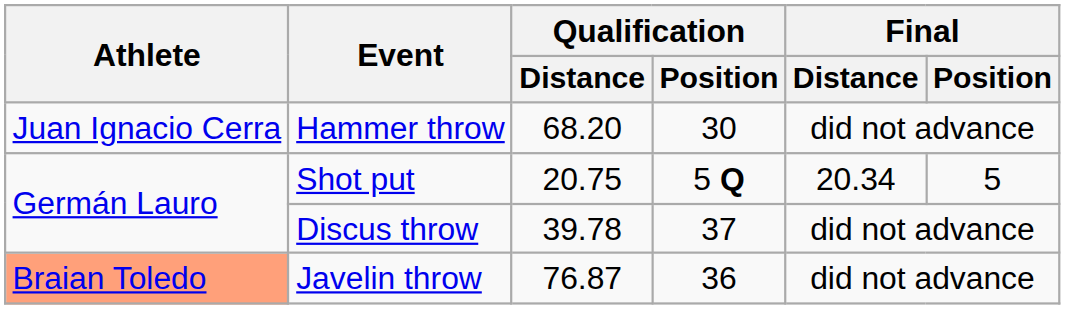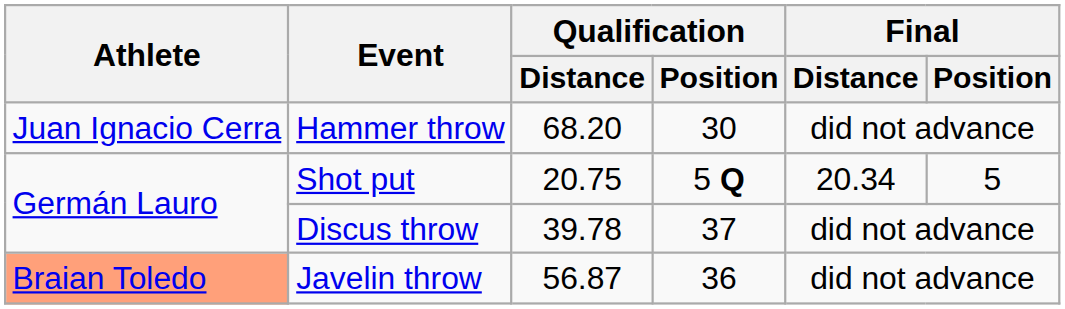(582, 279) 76.87 -> (582, 279) 56.87
